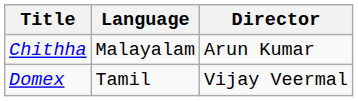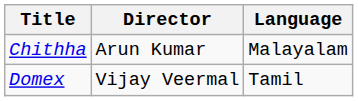columns swapped: (145, 20) <-> (276, 20)
